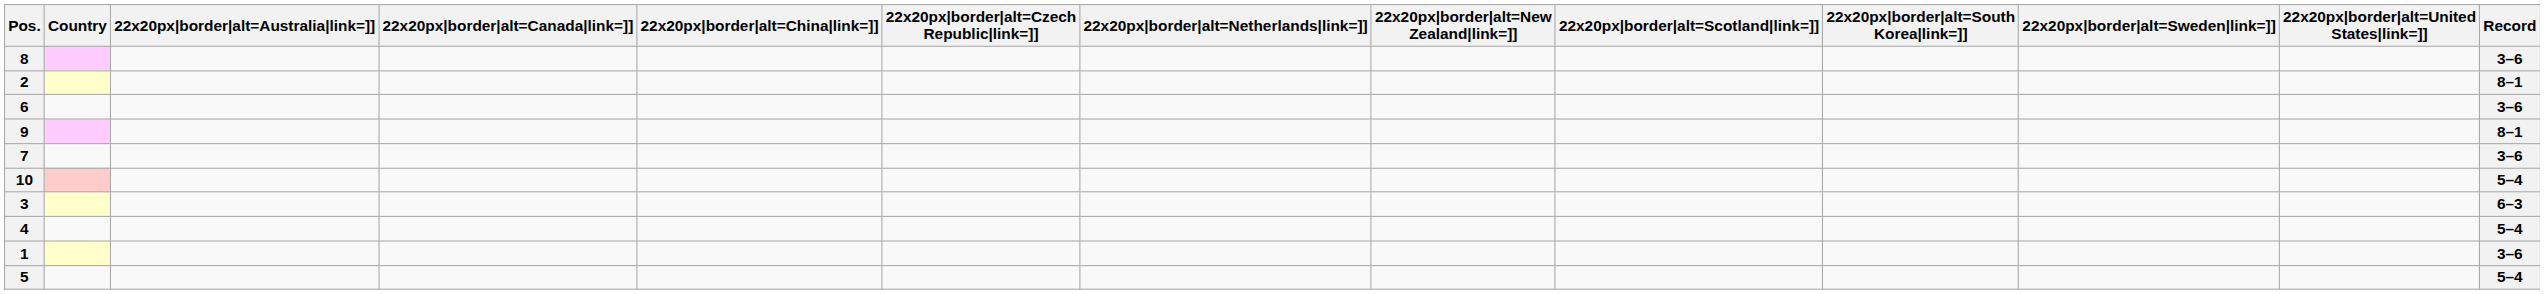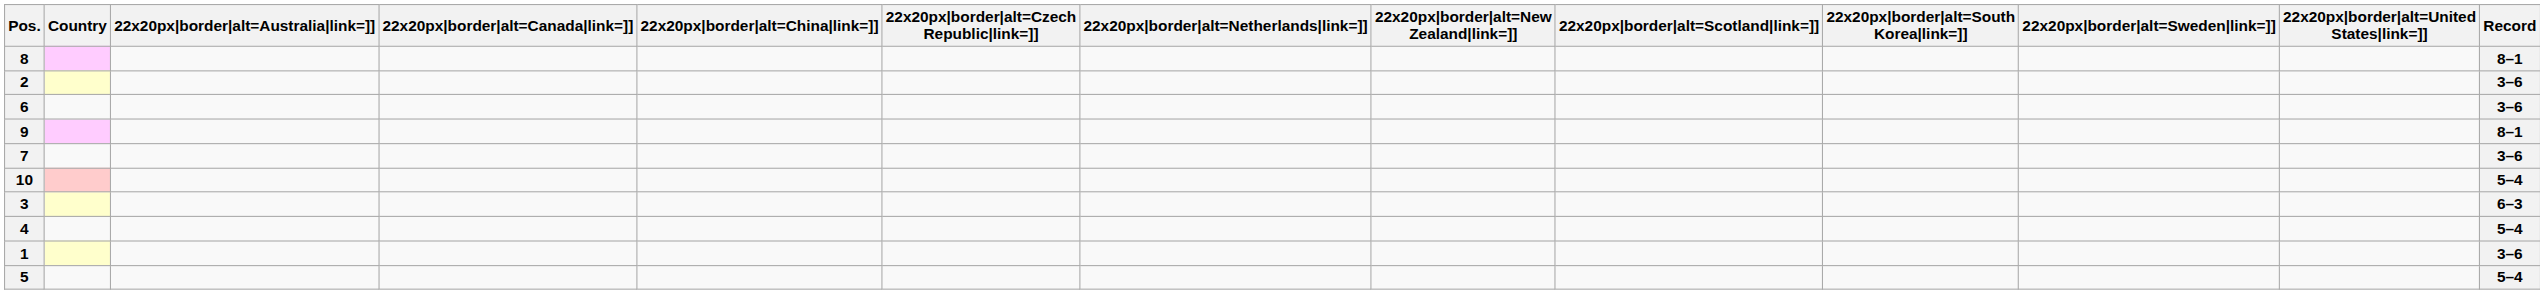(2510, 59) 3–6 -> (2510, 59) 8–1
(2510, 83) 8–1 -> (2510, 83) 3–6
